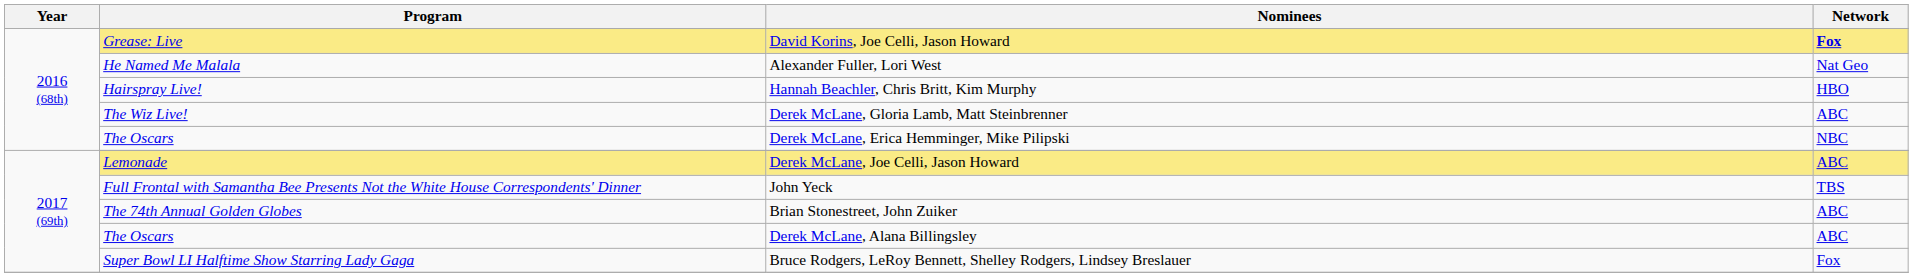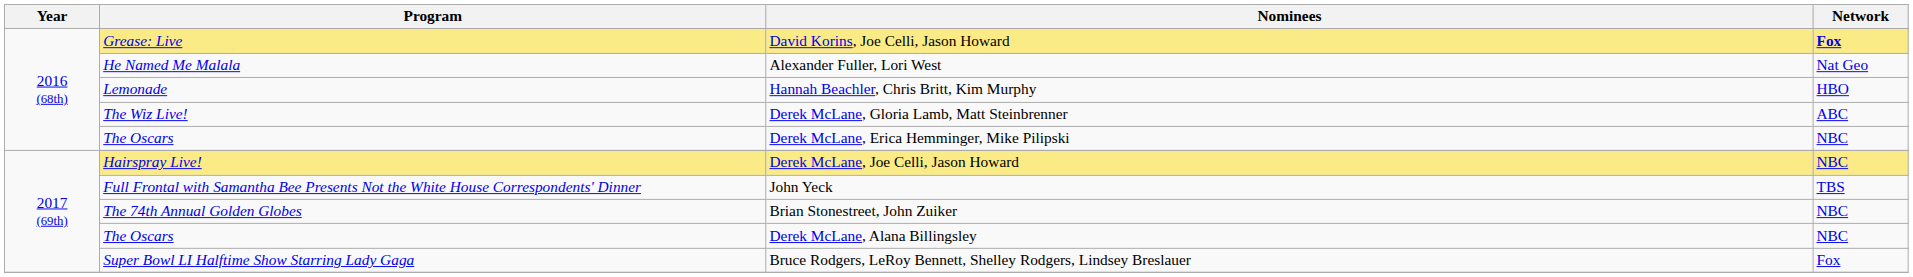(152, 89) Hairspray Live! -> (135, 89) Lemonade
(135, 162) Lemonade -> (152, 162) Hairspray Live!
(1832, 162) ABC -> (1832, 162) NBC
(1832, 211) ABC -> (1832, 211) NBC
(1832, 235) ABC -> (1832, 235) NBC
